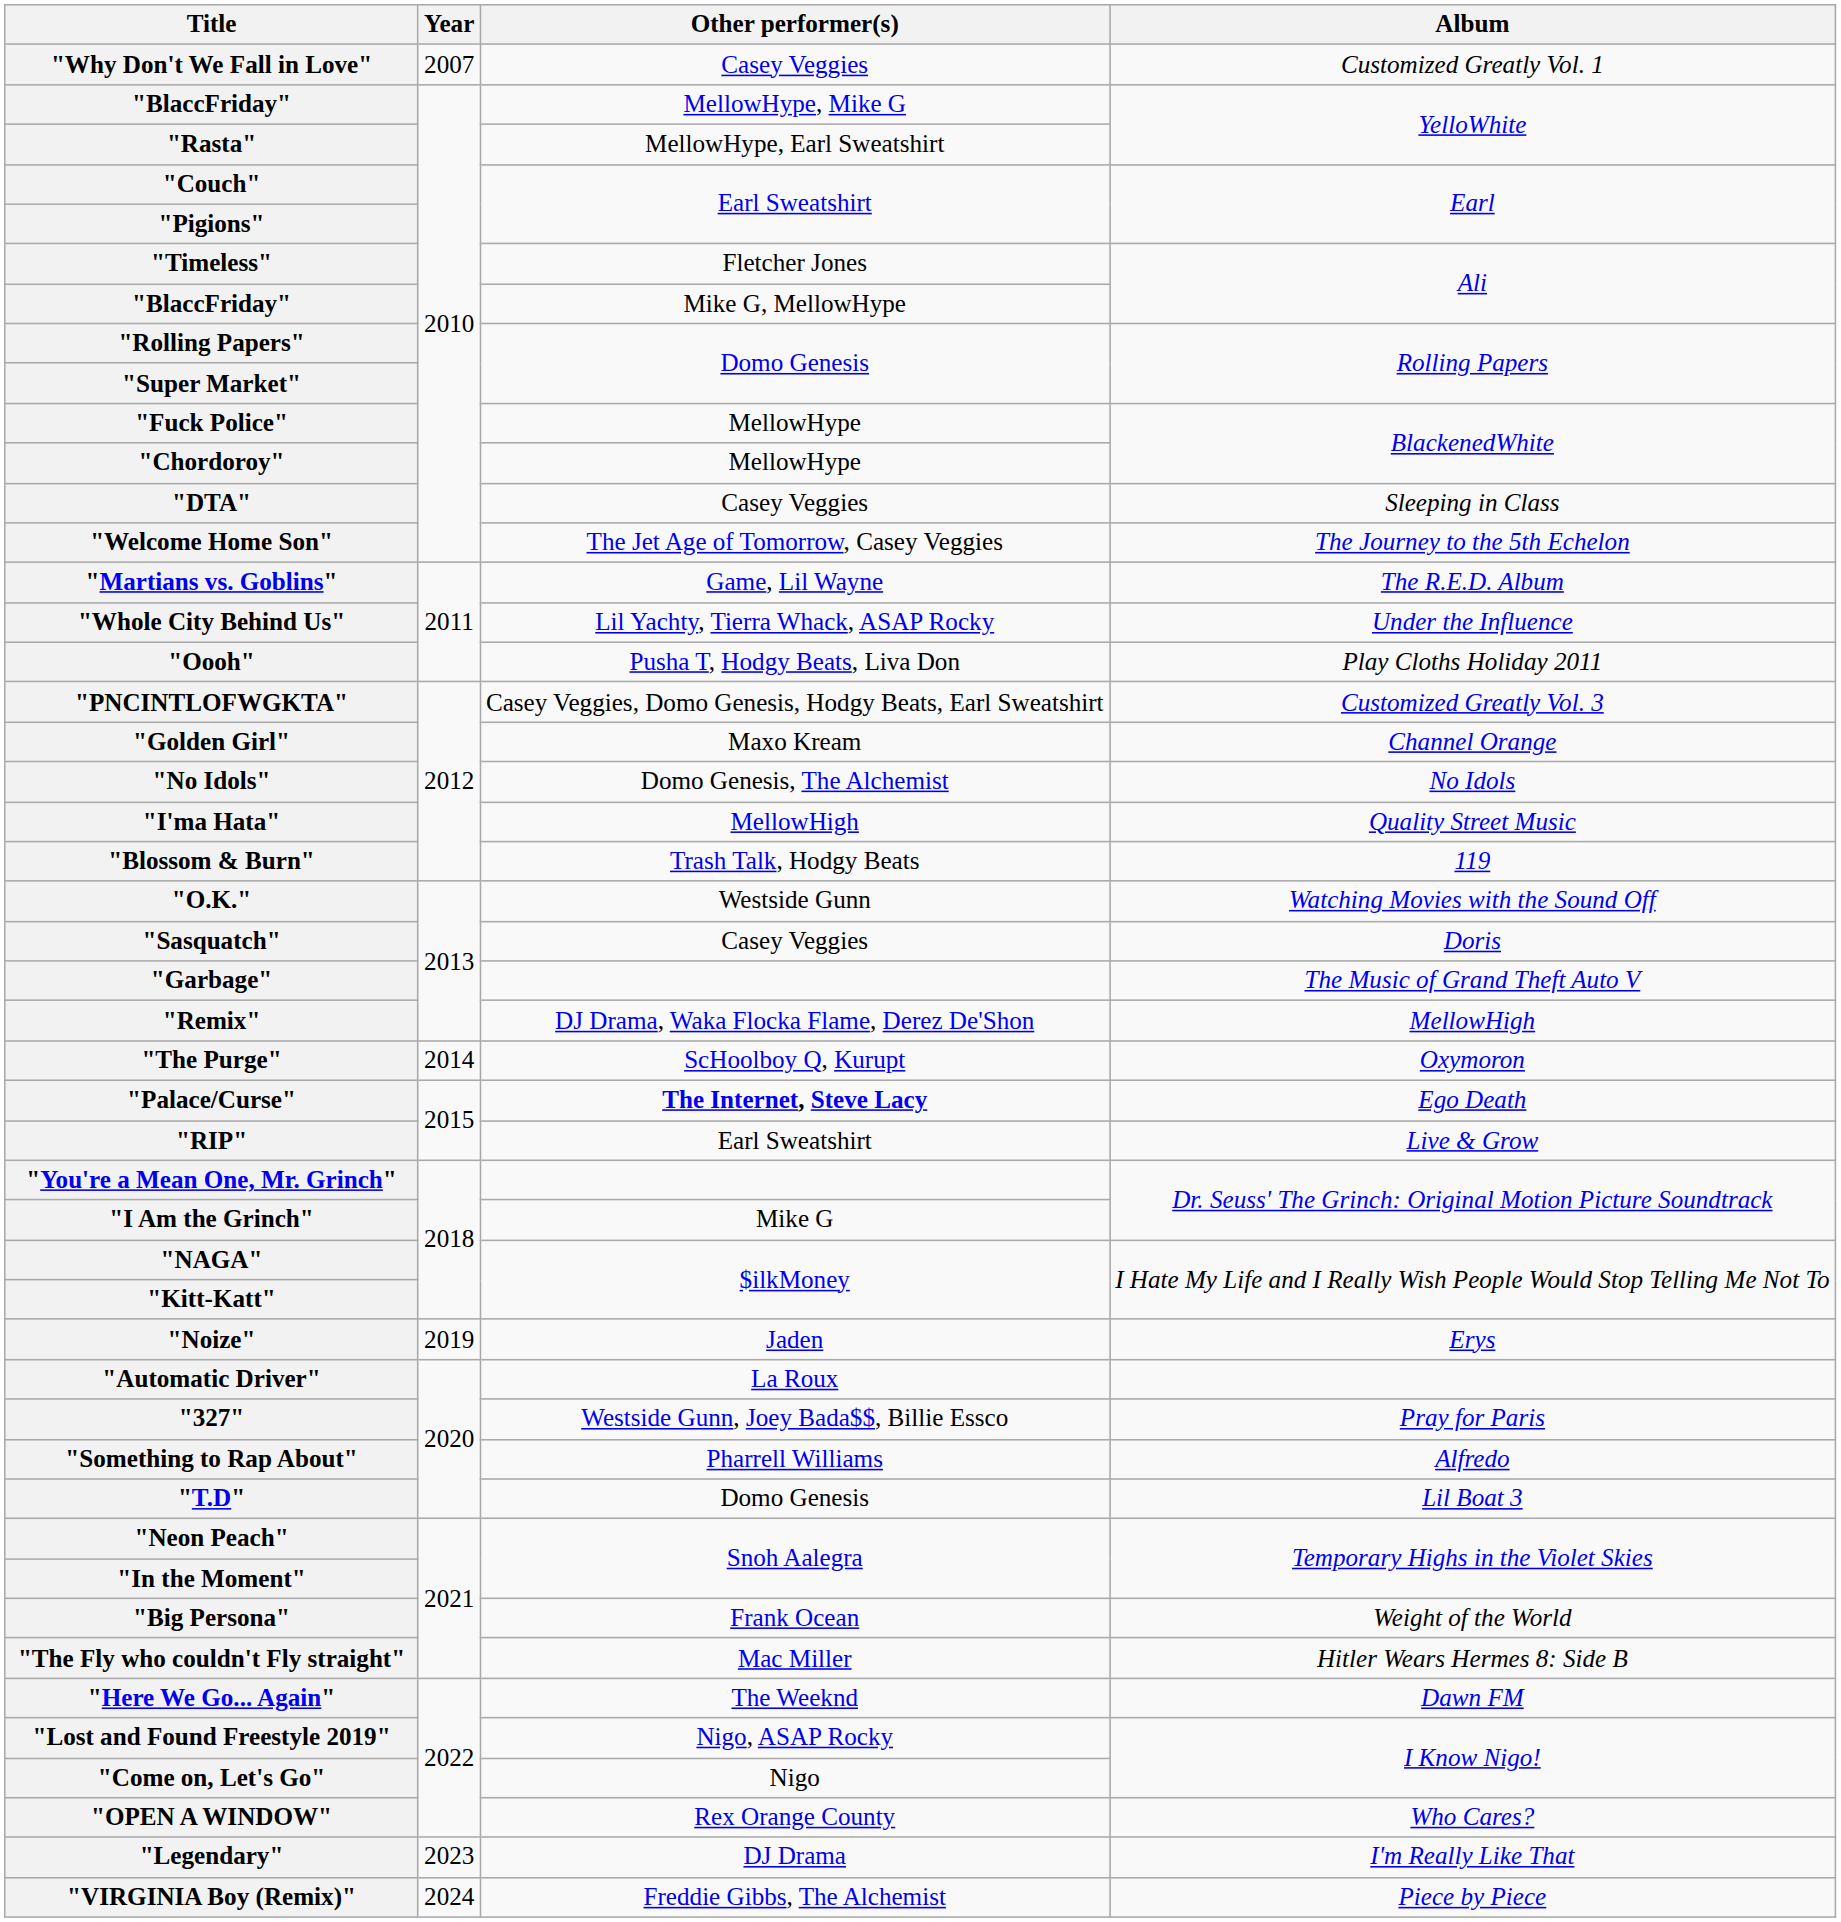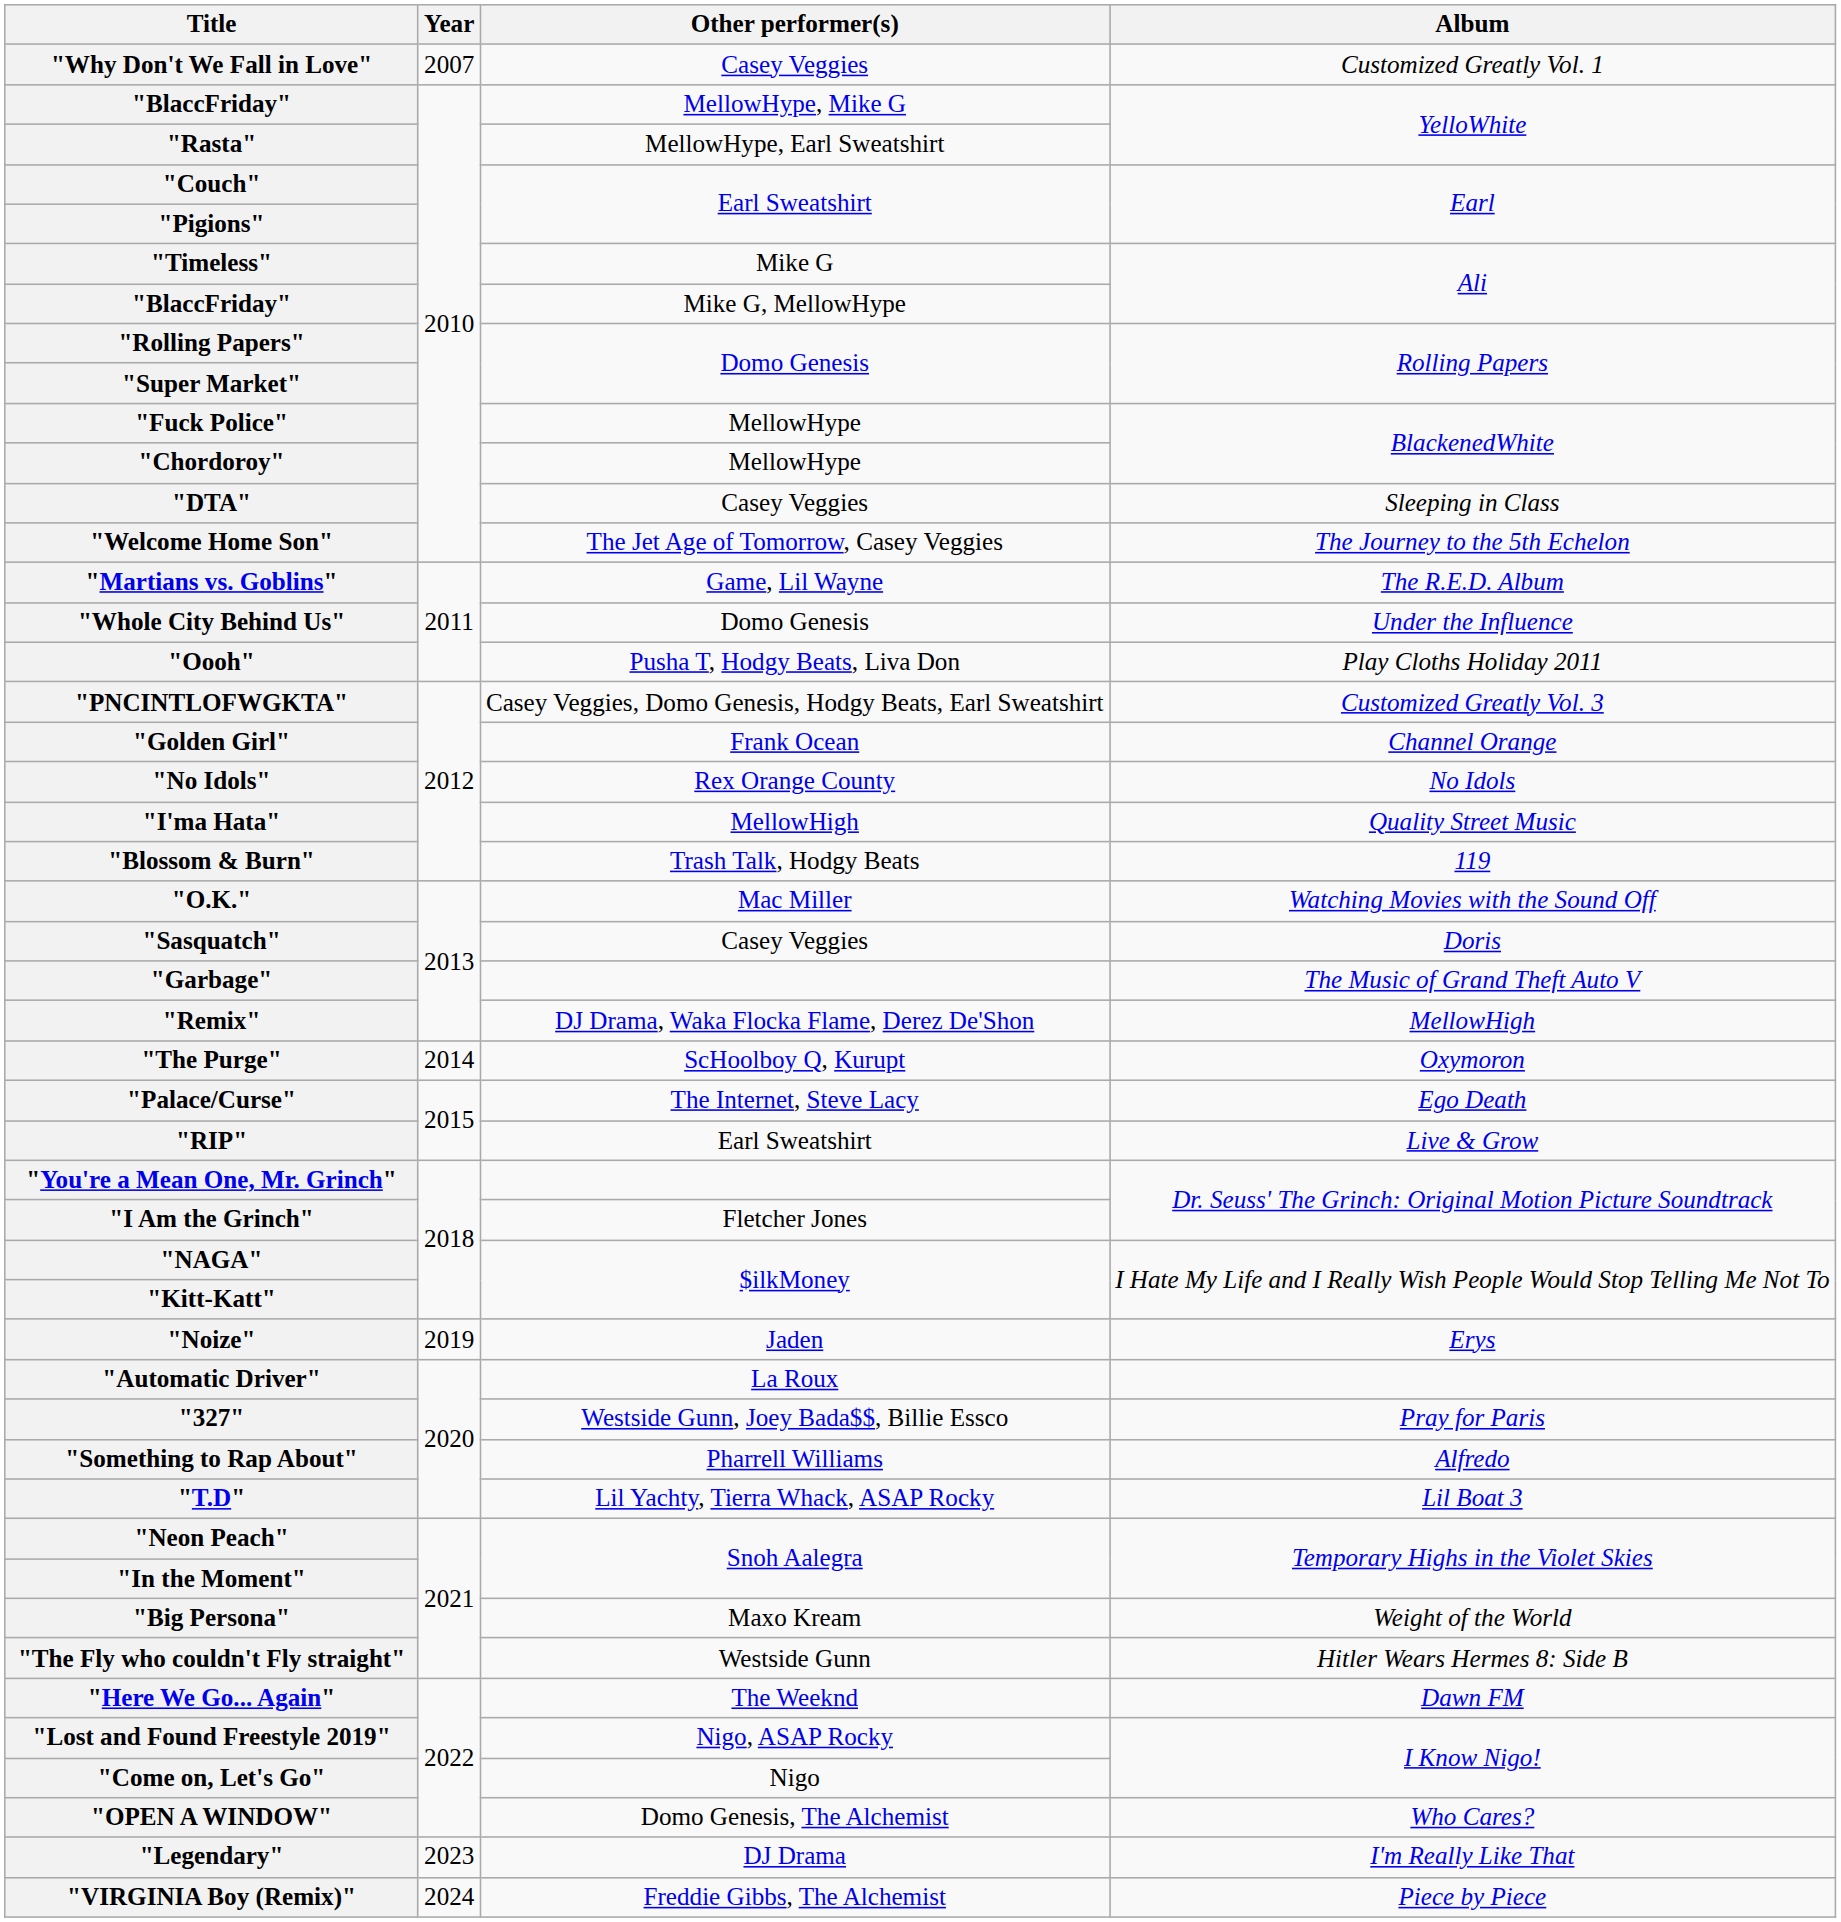(795, 263) Fletcher Jones -> (795, 263) Mike G
(795, 622) Lil Yachty, Tierra Whack, ASAP Rocky -> (795, 622) Domo Genesis
(795, 741) Maxo Kream -> (795, 741) Frank Ocean
(795, 781) Domo Genesis, The Alchemist -> (795, 781) Rex Orange County
(795, 900) Westside Gunn -> (795, 900) Mac Miller
(795, 1100) bold -> (795, 1100) normal
(795, 1219) Mike G -> (795, 1219) Fletcher Jones
(795, 1498) Domo Genesis -> (795, 1498) Lil Yachty, Tierra Whack, ASAP Rocky
(795, 1617) Frank Ocean -> (795, 1617) Maxo Kream
(795, 1657) Mac Miller -> (795, 1657) Westside Gunn
(795, 1817) Rex Orange County -> (795, 1817) Domo Genesis, The Alchemist
